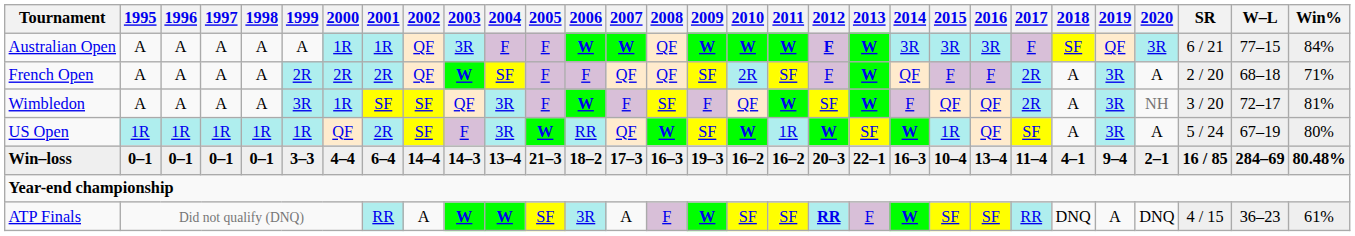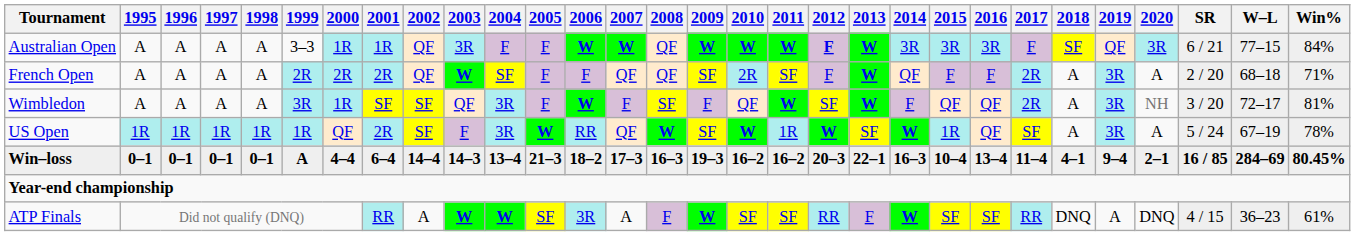(302, 46) A -> (302, 46) 3–3
(1319, 131) 80% -> (1319, 131) 78%
(302, 159) 3–3 -> (302, 159) A
(1319, 159) 80.48% -> (1319, 159) 80.45%
(829, 216) bold -> (829, 216) normal
